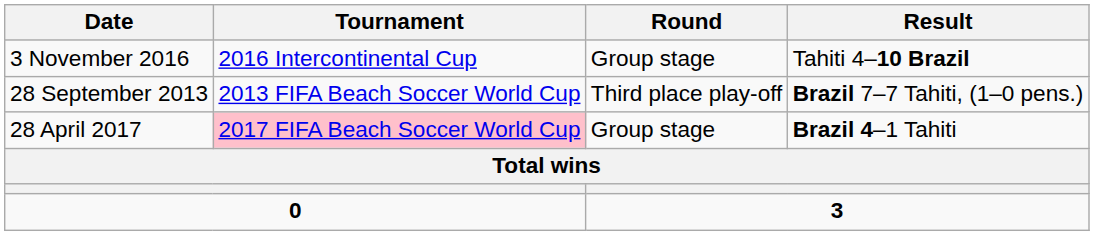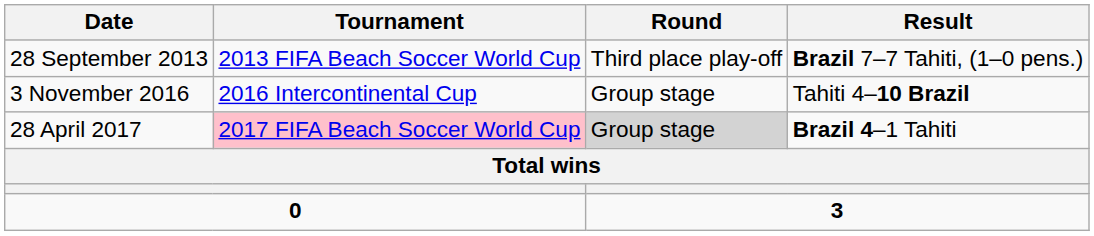rows swapped: (109, 93) <-> (100, 58)
(653, 129) no background -> (653, 129) lightgrey background
